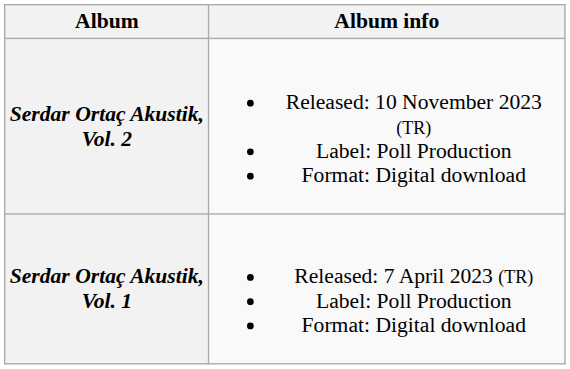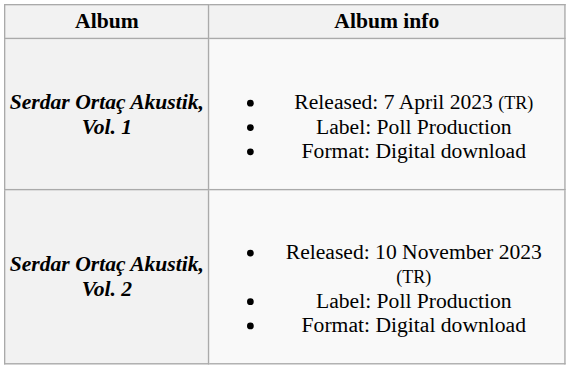rows swapped: (107, 288) <-> (107, 126)
